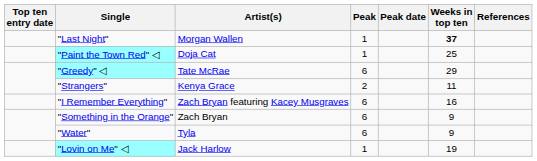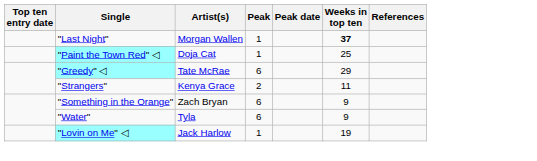- row: (112, 101)
